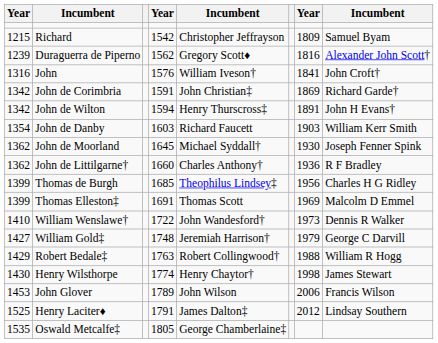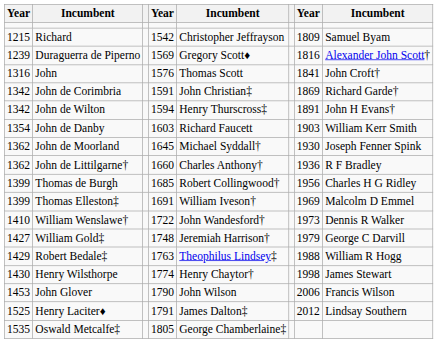(162, 55) 1562 -> (162, 55) 1569
(218, 73) William Iveson† -> (211, 73) Thomas Scott
(228, 183) Theophilus Lindsey‡ -> (229, 183) Robert Collingwood†
(211, 201) Thomas Scott -> (218, 201) William Iveson†
(229, 256) Robert Collingwood† -> (228, 256) Theophilus Lindsey‡
(162, 292) 1789 -> (162, 292) 1790
